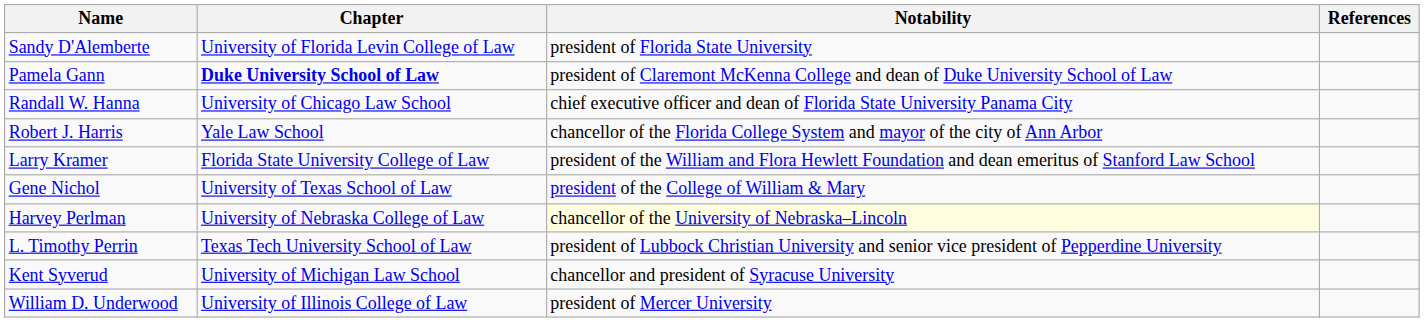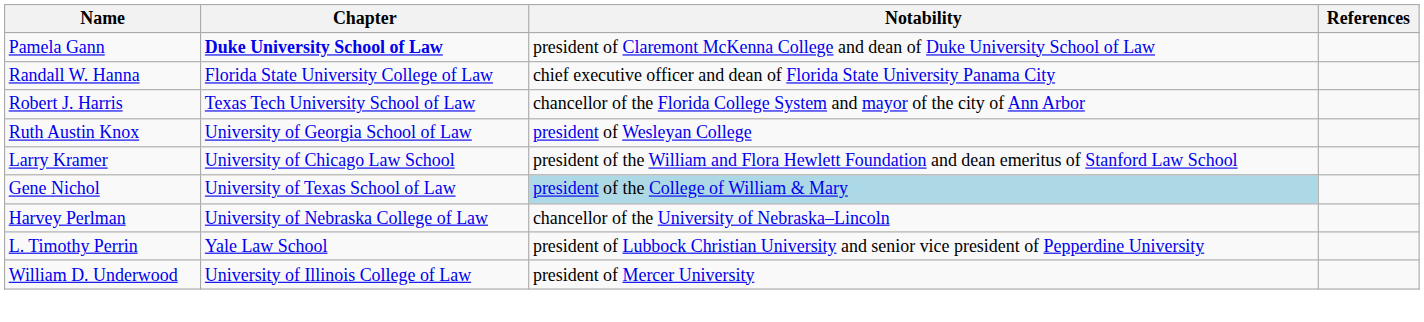- row: (79, 47)
(326, 103) University of Chicago Law School -> (349, 75) Florida State University College of Law
(262, 132) Yale Law School -> (340, 103) Texas Tech University School of Law
+ row: (74, 132)
(345, 160) Florida State University College of Law -> (330, 160) University of Chicago Law School
(708, 189) no background -> (690, 189) lightblue background
(729, 217) lightyellow background -> (711, 217) no background
(336, 246) Texas Tech University School of Law -> (266, 246) Yale Law School
- row: (58, 274)
